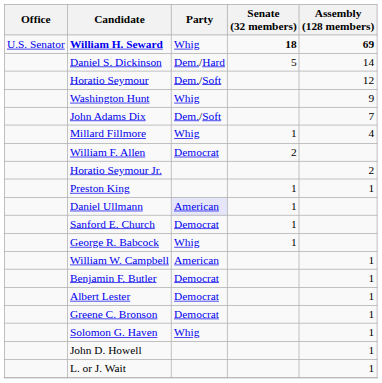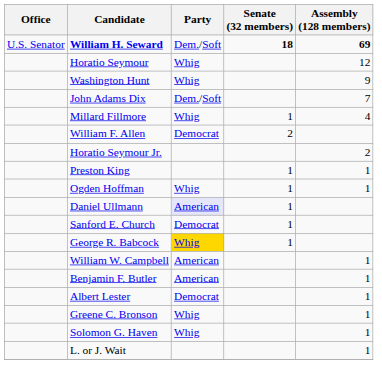(187, 44) Whig -> (198, 44) Dem./Soft
- row: (116, 62)
(198, 80) Dem./Soft -> (187, 62) Whig
+ row: (107, 188)
(187, 242) no background -> (187, 242) gold background
(197, 278) Democrat -> (197, 278) American
(197, 314) Democrat -> (187, 314) Whig
- row: (106, 350)
